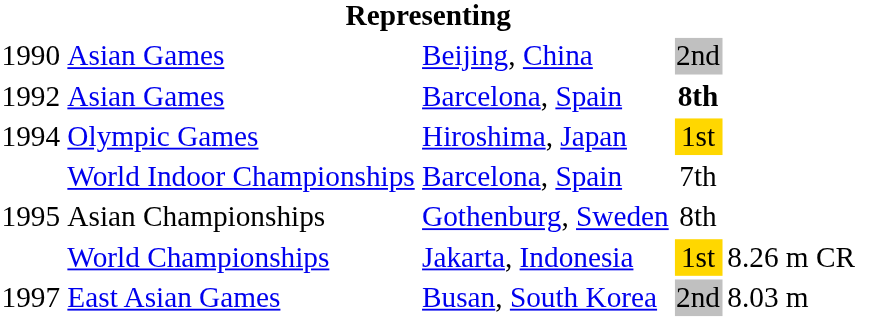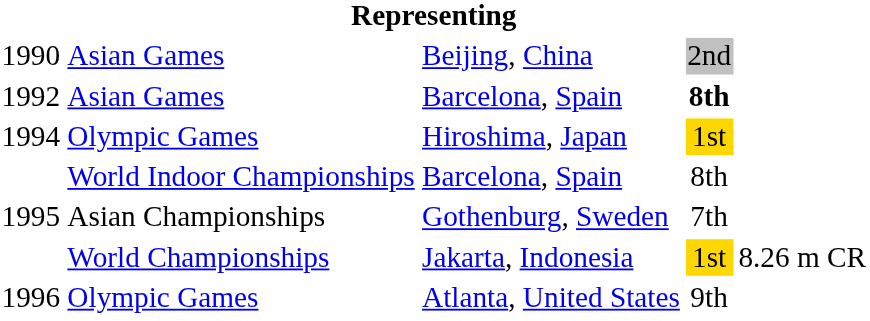(698, 176) 7th -> (709, 176) 8th
(698, 216) 8th -> (709, 216) 7th
+ row: (31, 297)
- row: (31, 297)
